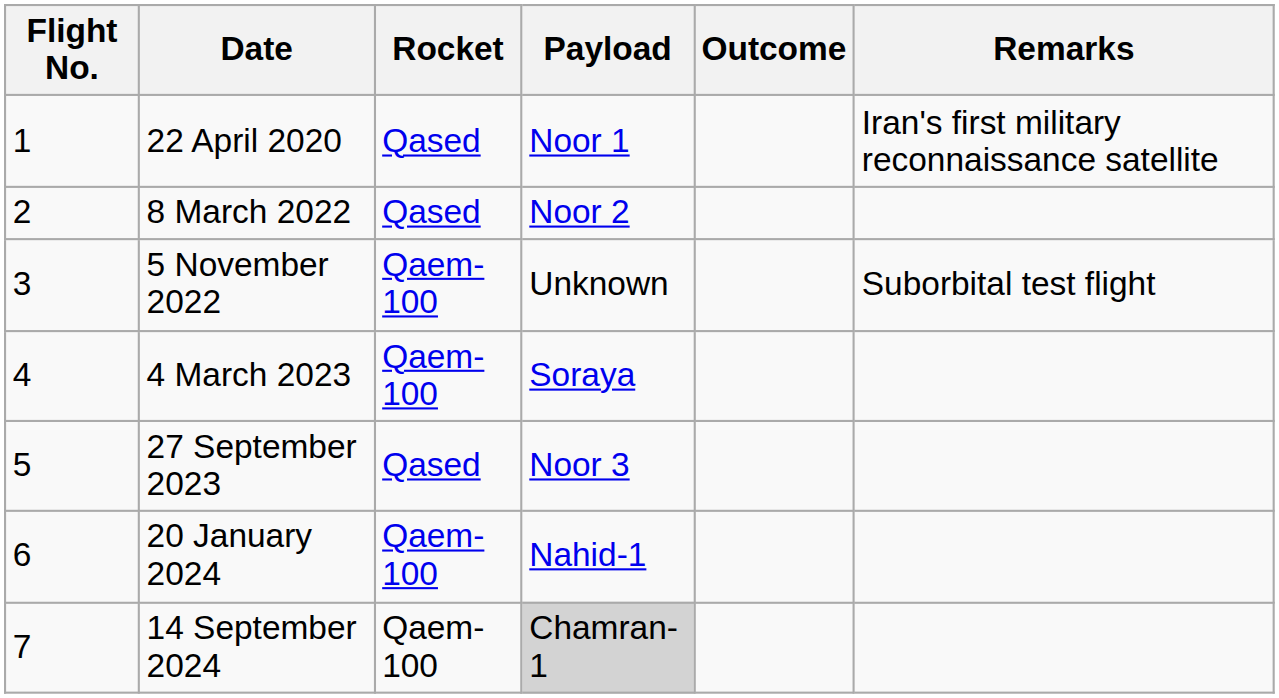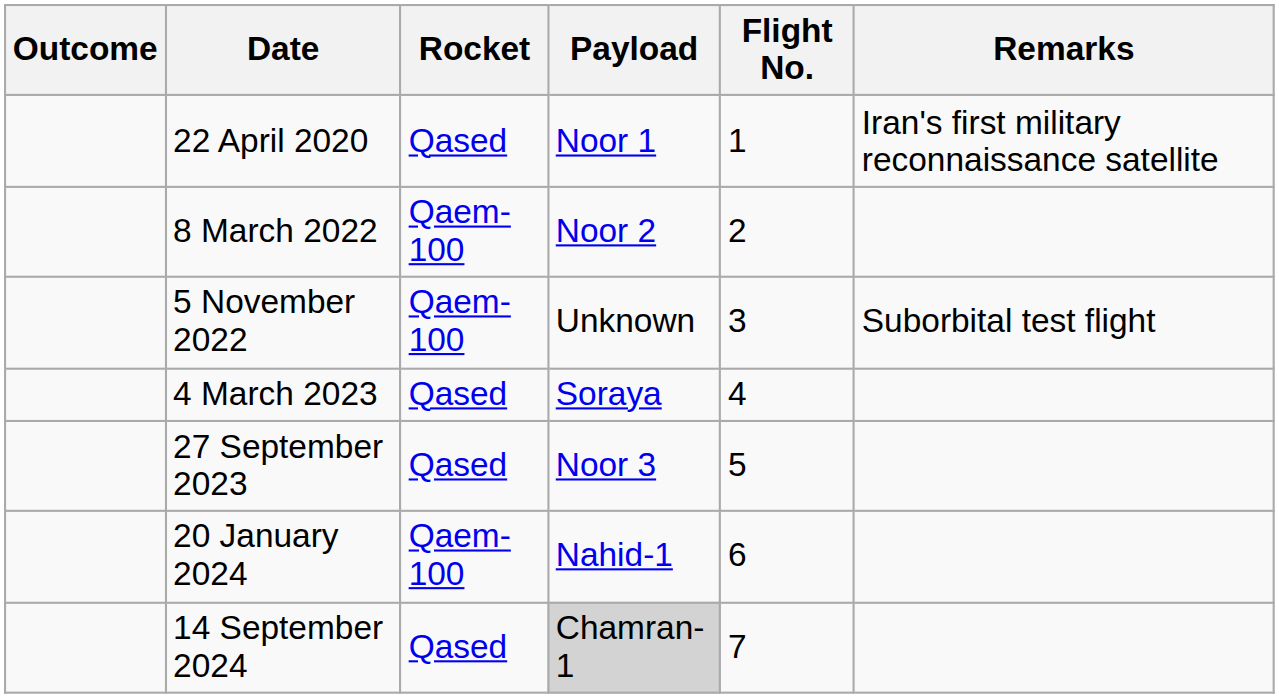columns swapped: (72, 49) <-> (774, 49)
(431, 212) Qased -> (460, 231) Qaem-100
(433, 374) Qaem-100 -> (458, 393) Qased
(433, 646) Qaem-100 -> (458, 646) Qased
